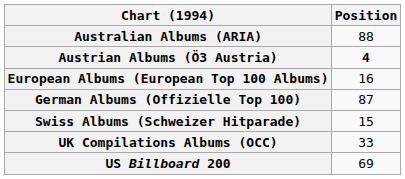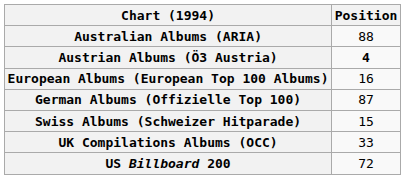(366, 163) 69 -> (366, 163) 72
